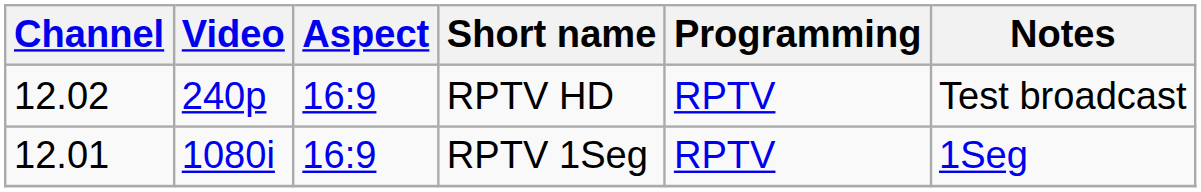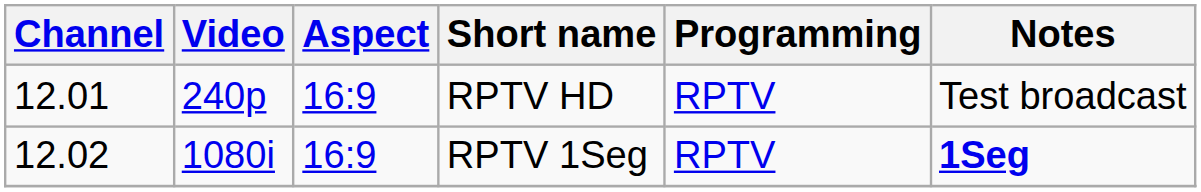(62, 95) 12.02 -> (62, 95) 12.01
(62, 155) 12.01 -> (62, 155) 12.02
(983, 155) normal -> (985, 155) bold
